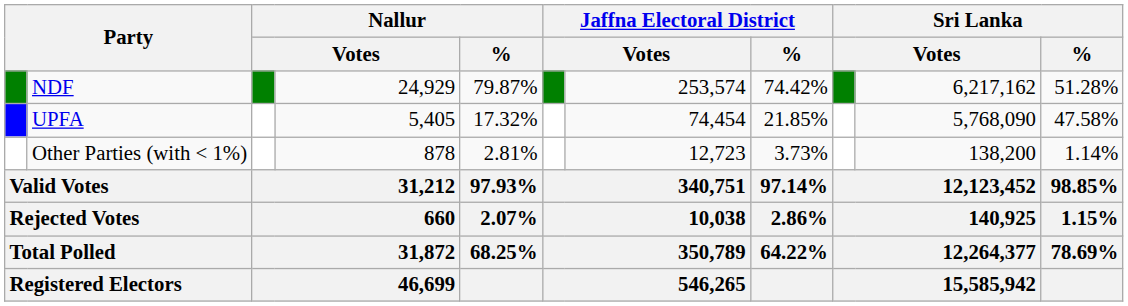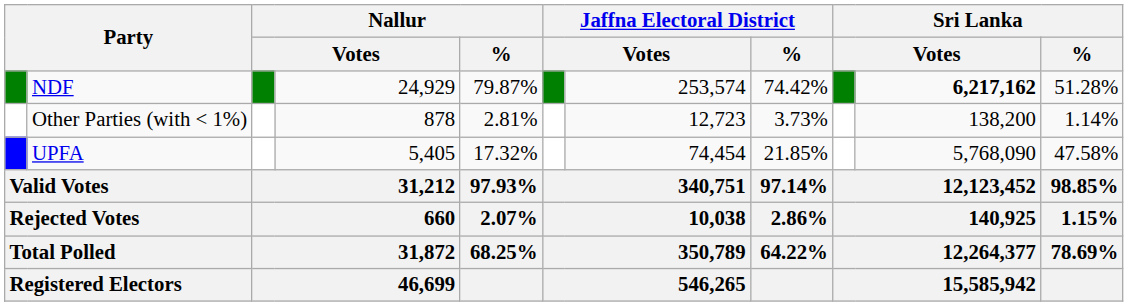(994, 86) normal -> (994, 86) bold
rows swapped: (58, 119) <-> (140, 152)
